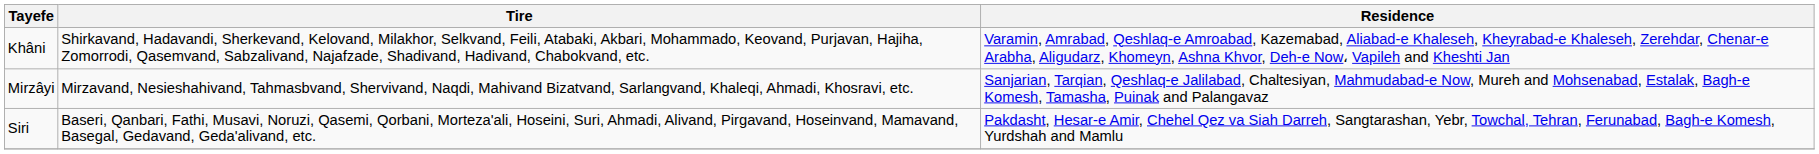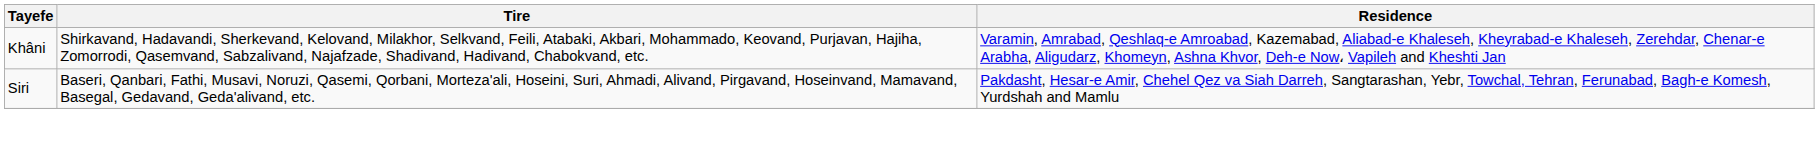- row: (31, 88)
